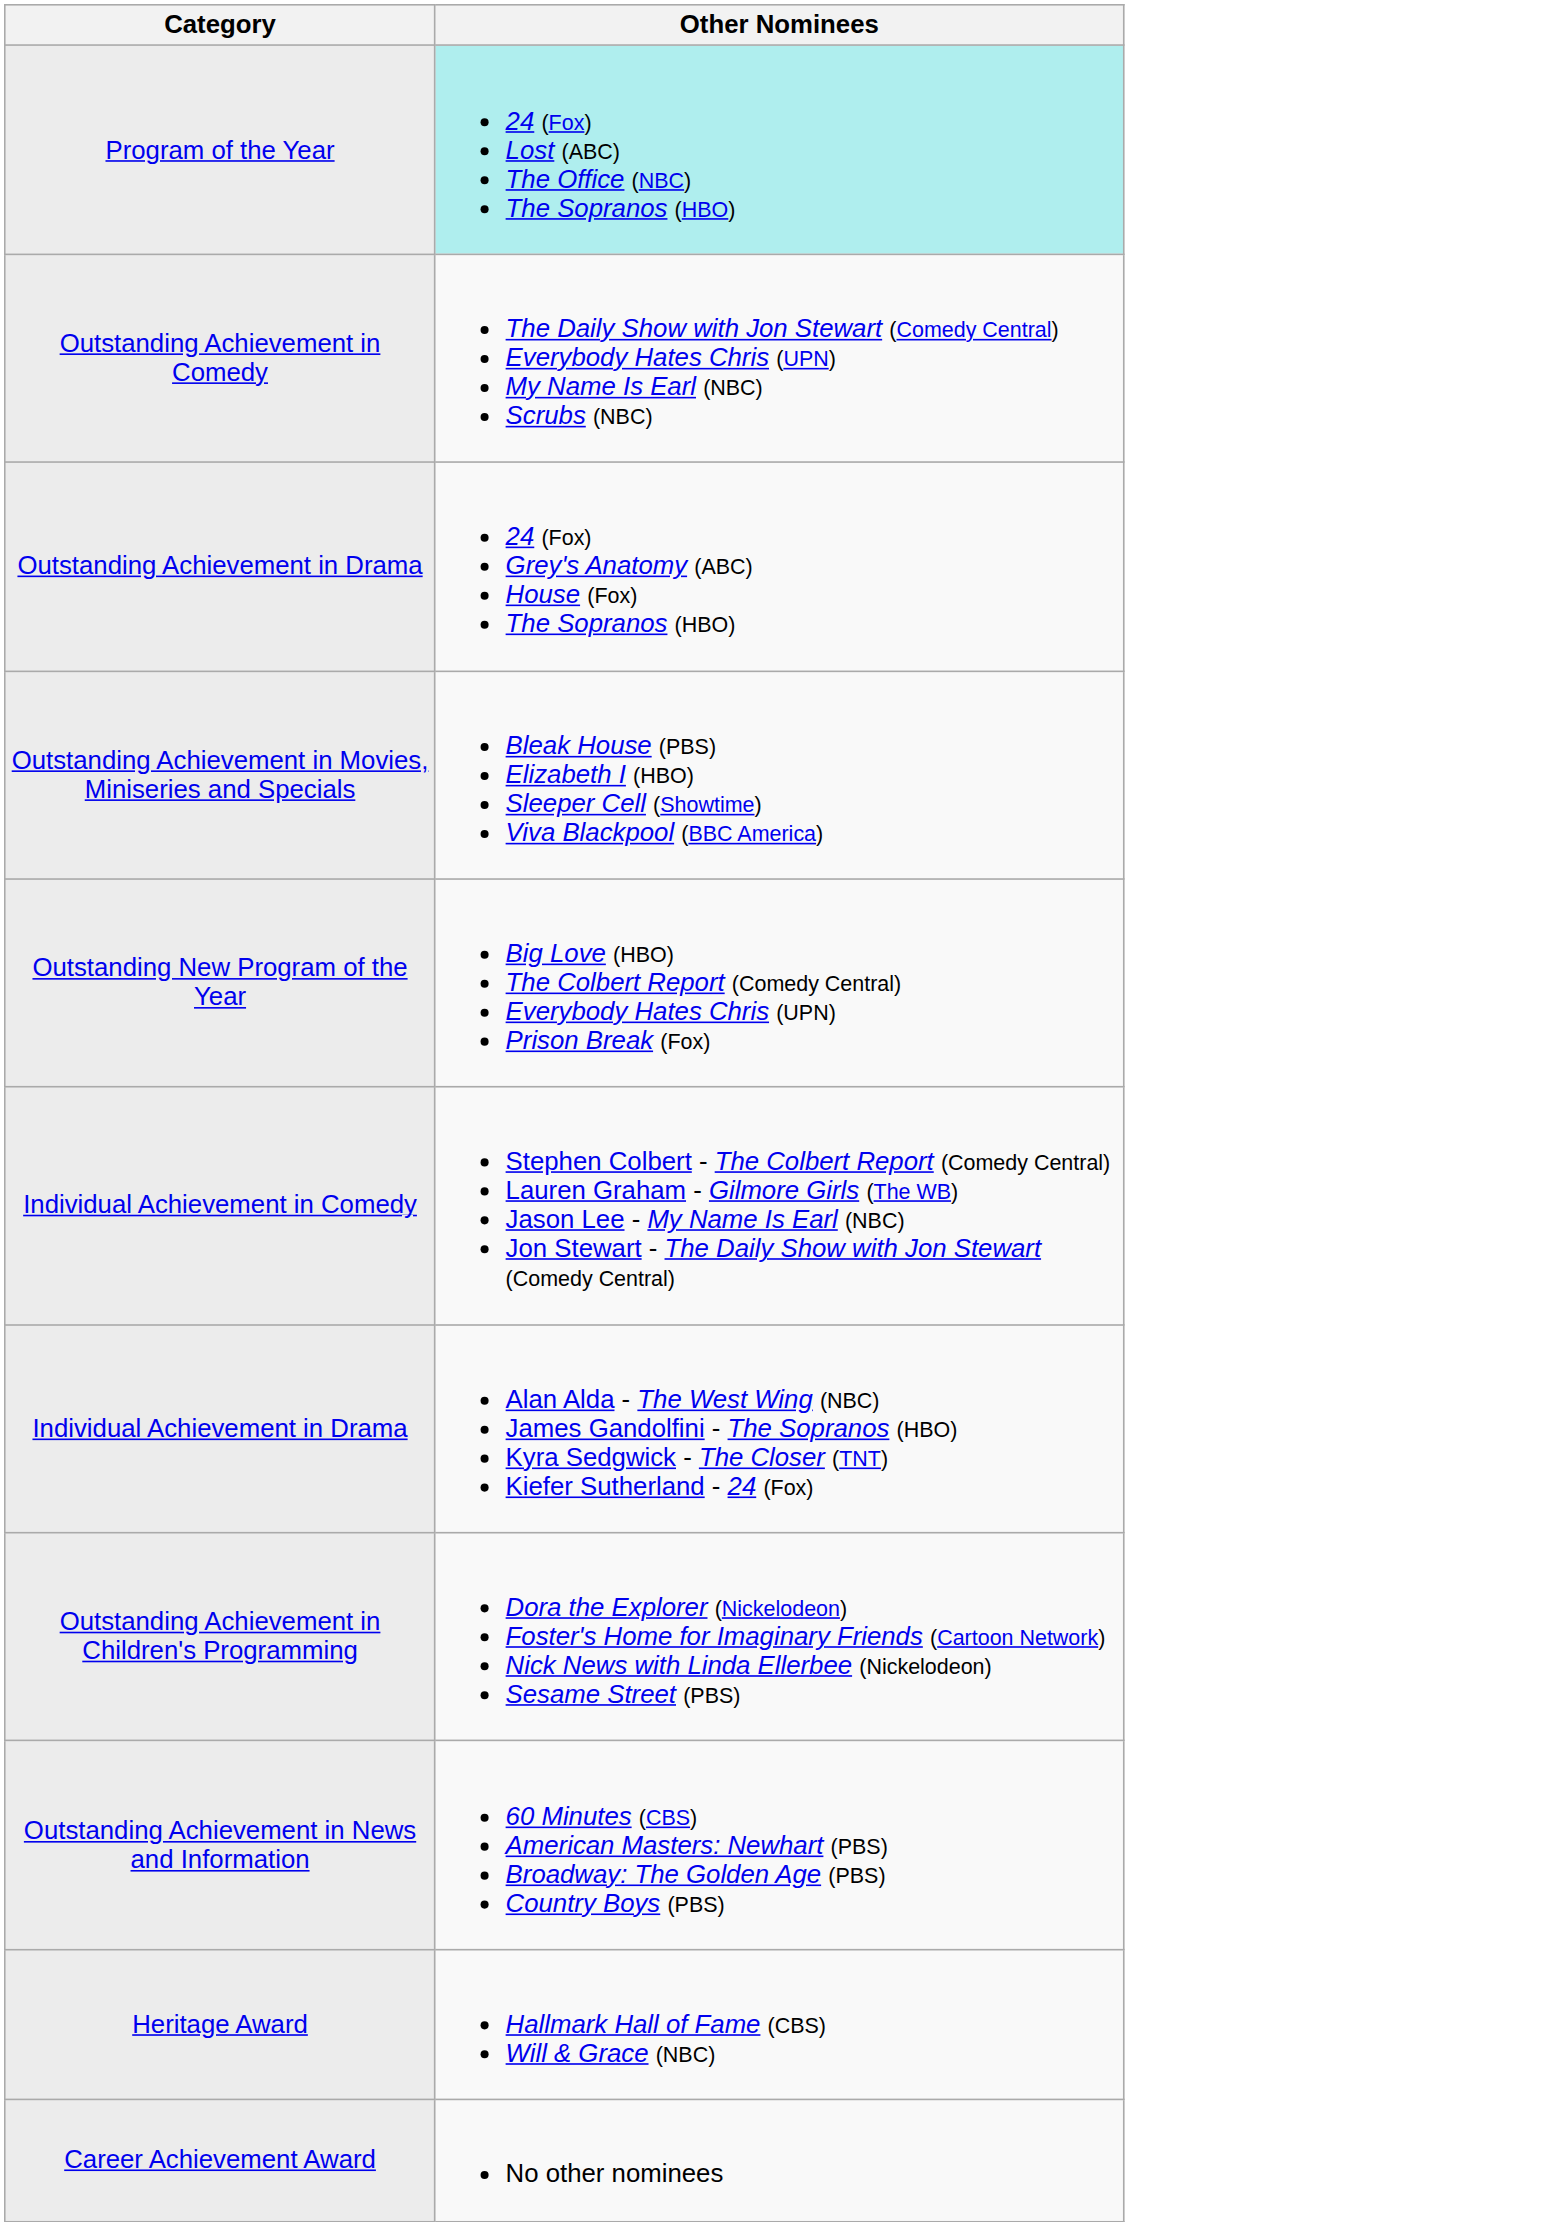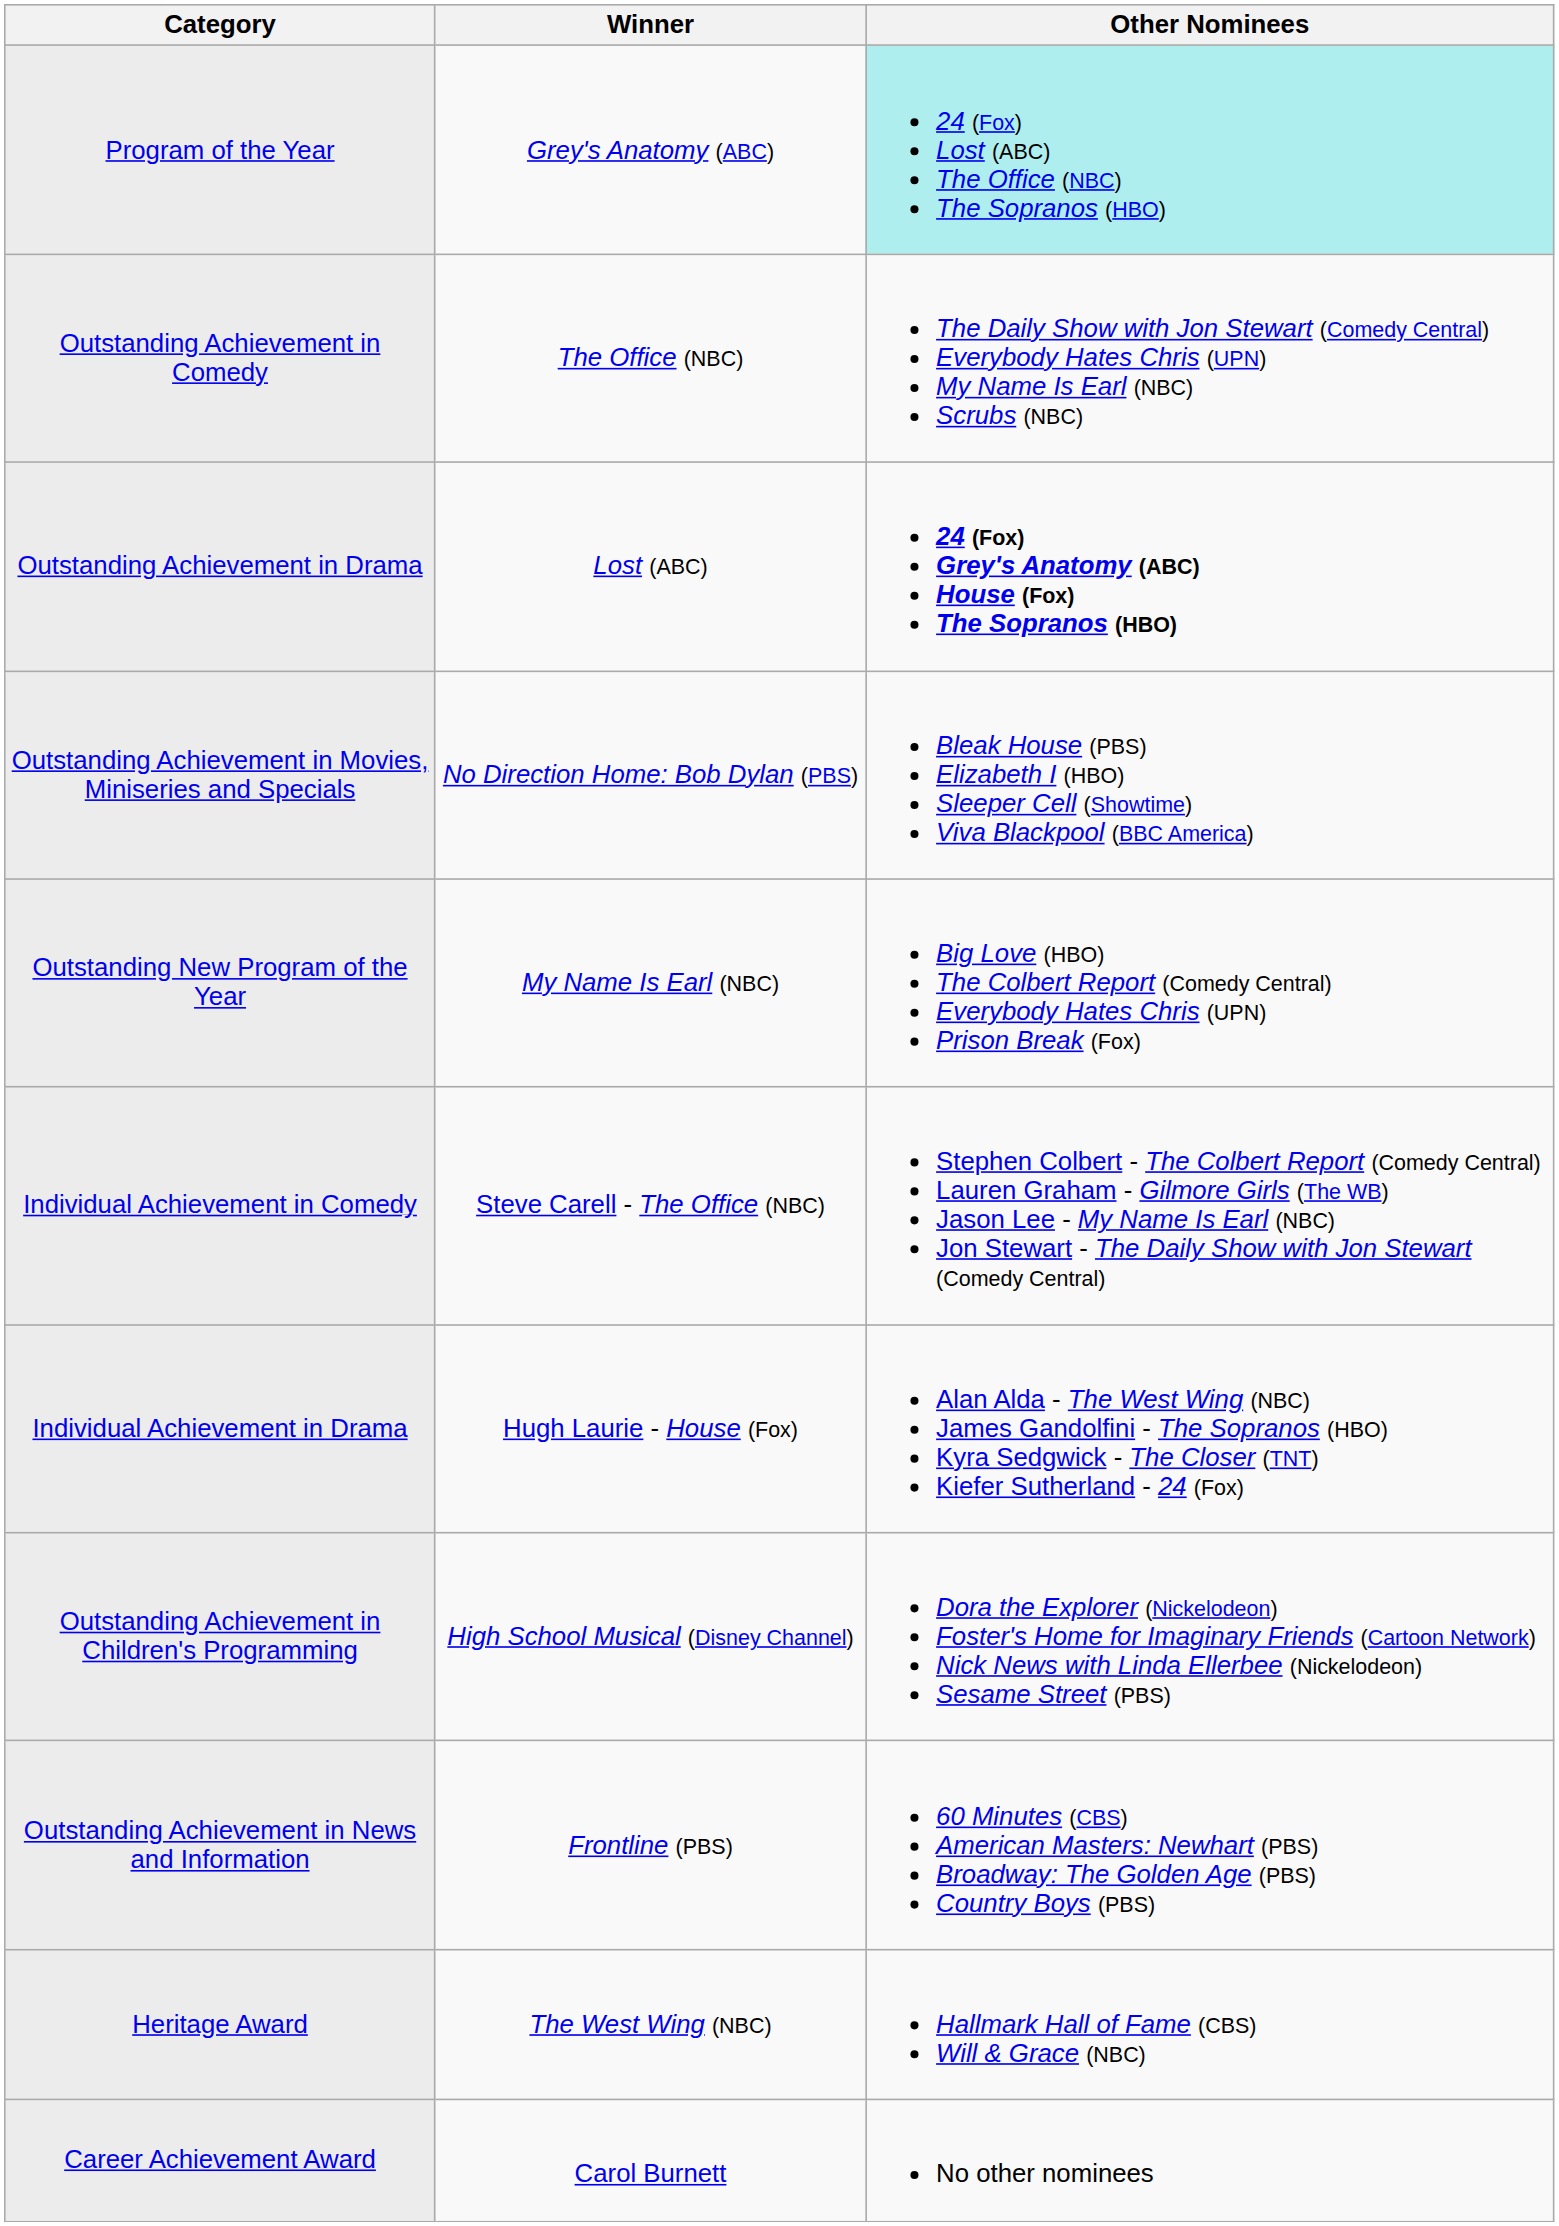+ column: (651, 24)
(779, 581) normal -> (1210, 581) bold
